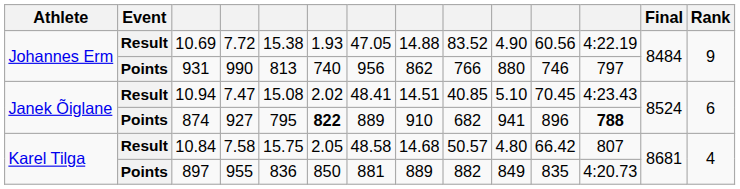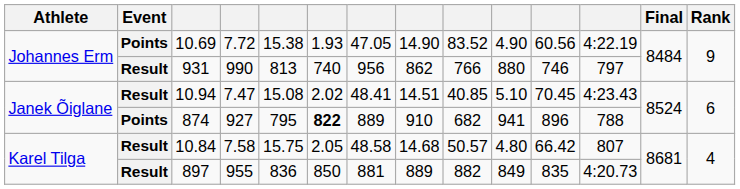(144, 44) Result -> (144, 44) Points
(419, 44) 14.88 -> (419, 44) 14.90
(144, 69) Points -> (144, 69) Result
(610, 121) bold -> (610, 121) normal
(144, 172) Points -> (144, 172) Result
